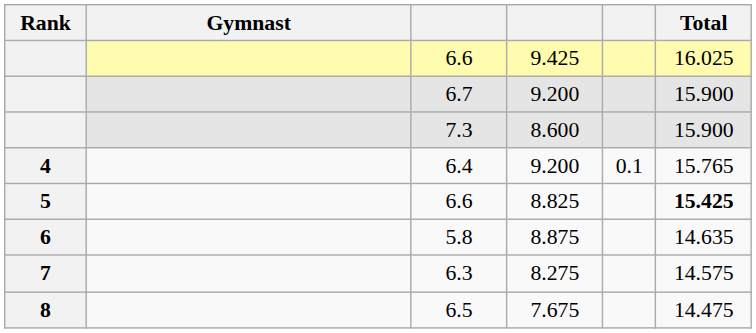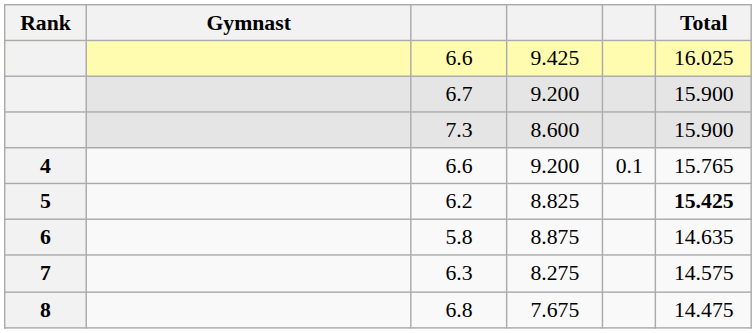(459, 165) 6.4 -> (459, 165) 6.6
(459, 201) 6.6 -> (459, 201) 6.2
(459, 309) 6.5 -> (459, 309) 6.8
